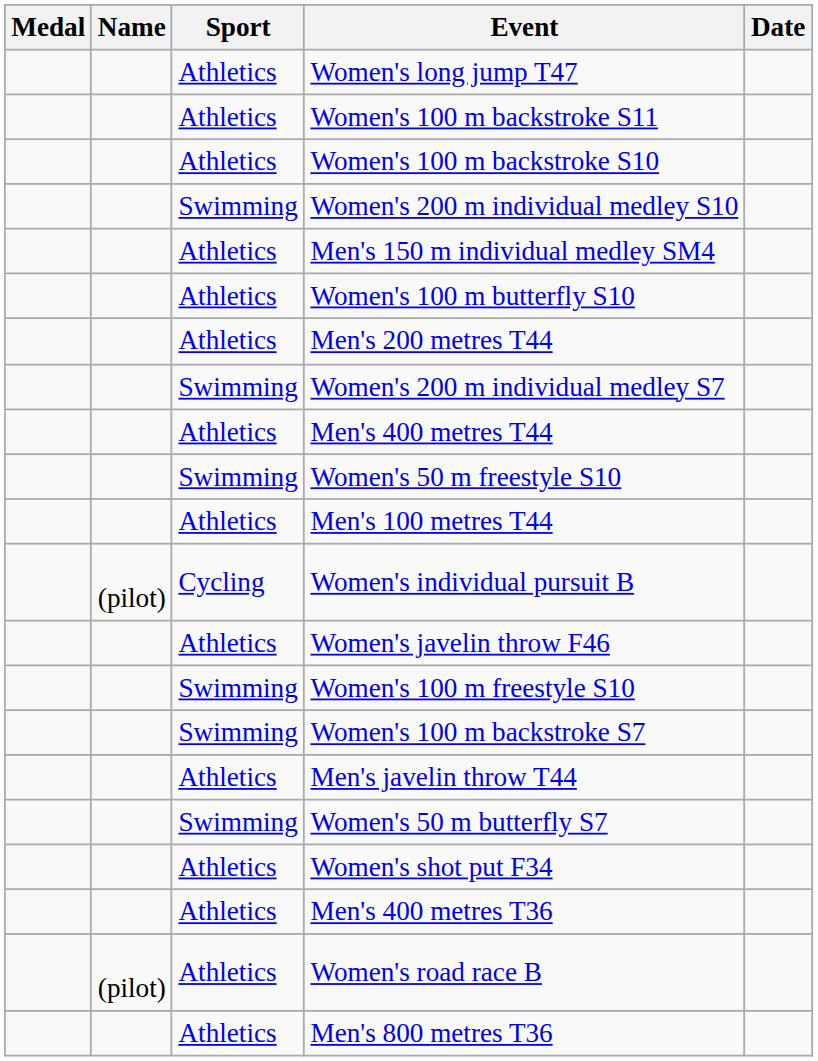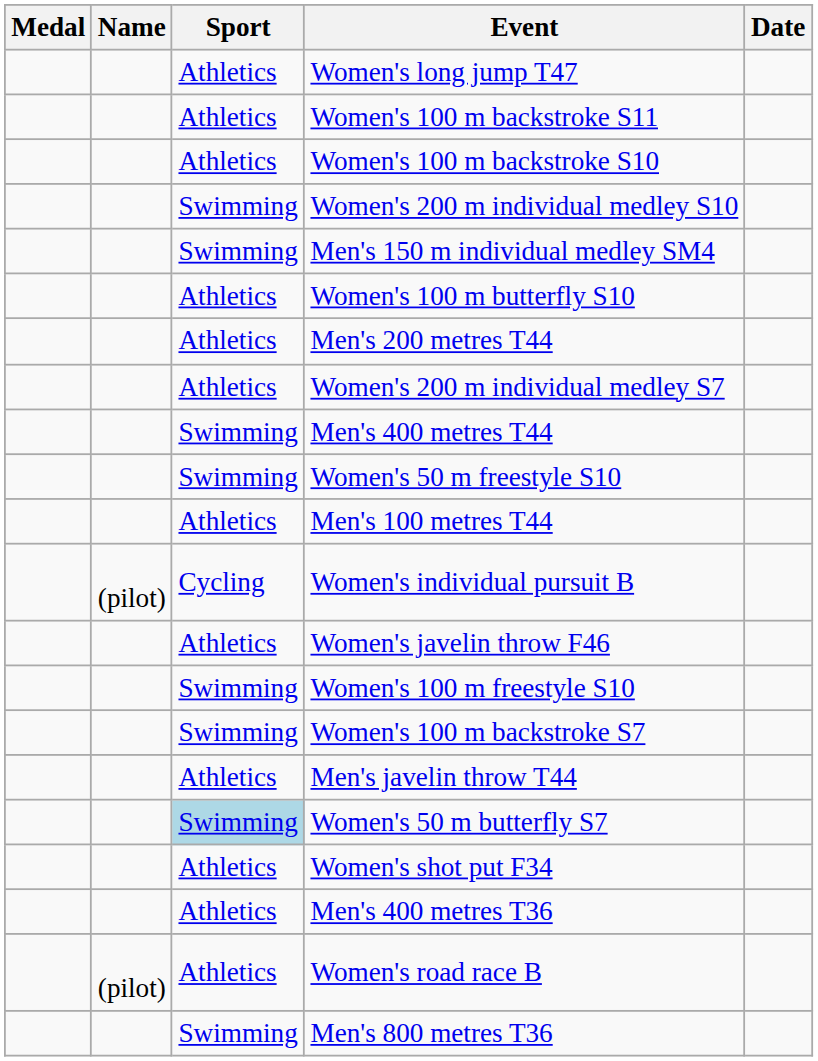(228, 251) Athletics -> (238, 251) Swimming
(238, 386) Swimming -> (228, 386) Athletics
(228, 430) Athletics -> (238, 430) Swimming
(238, 821) no background -> (238, 821) lightblue background
(228, 1033) Athletics -> (238, 1033) Swimming
